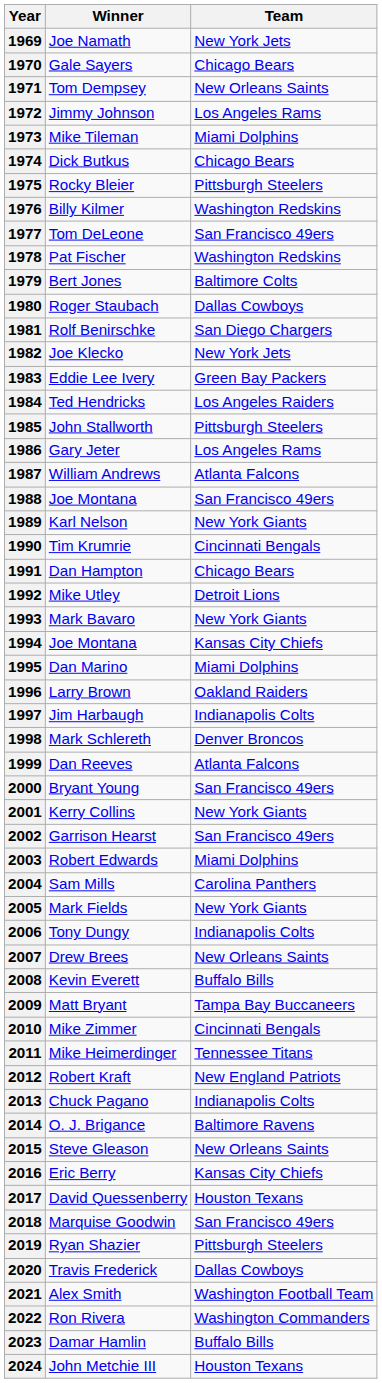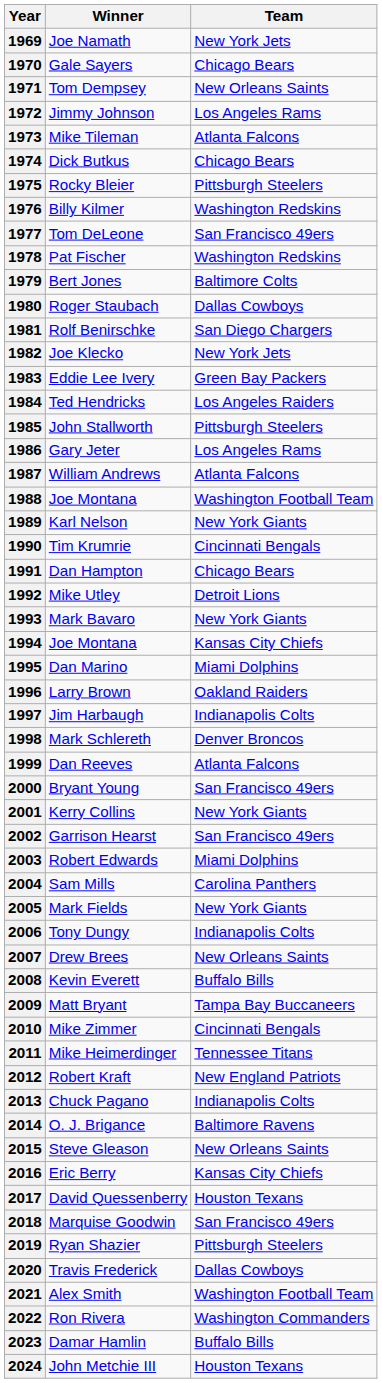(246, 137) Miami Dolphins -> (247, 137) Atlanta Falcons
(264, 498) San Francisco 49ers -> (284, 498) Washington Football Team
